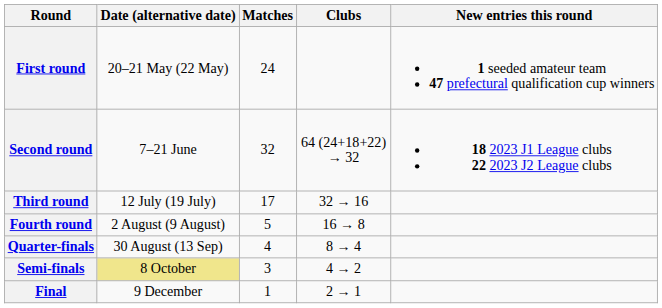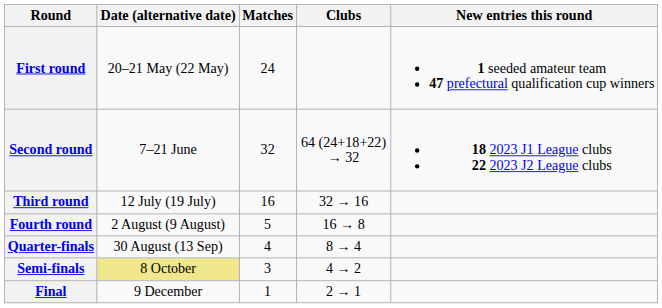(268, 202) 17 -> (268, 202) 16
